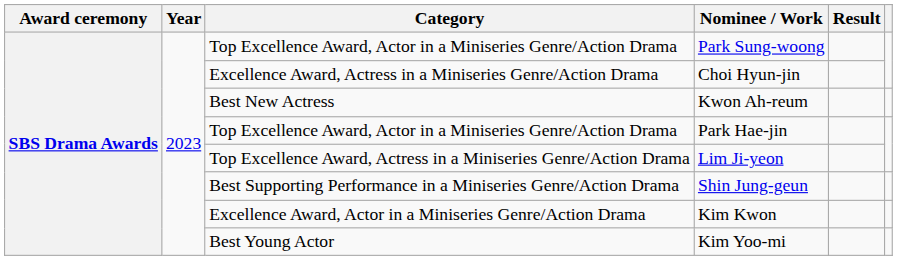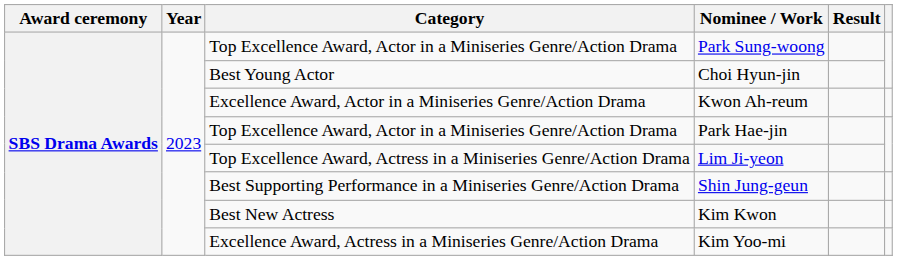(434, 74) Excellence Award, Actress in a Miniseries Genre/Action Drama -> (272, 74) Best Young Actor
(272, 102) Best New Actress -> (427, 102) Excellence Award, Actor in a Miniseries Genre/Action Drama
(427, 213) Excellence Award, Actor in a Miniseries Genre/Action Drama -> (272, 213) Best New Actress
(272, 241) Best Young Actor -> (434, 241) Excellence Award, Actress in a Miniseries Genre/Action Drama
